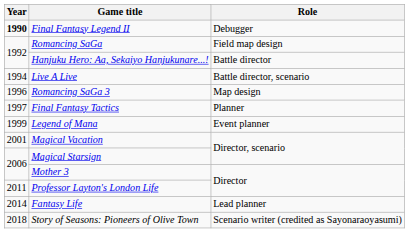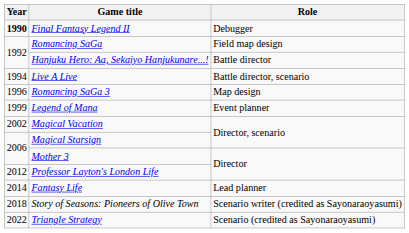- row: (75, 108)
(17, 140) 2001 -> (17, 124) 2002
(17, 188) 2011 -> (17, 172) 2012
+ row: (67, 220)
